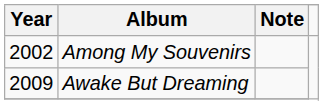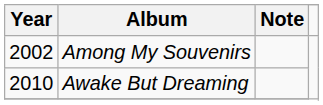(31, 83) 2009 -> (31, 83) 2010
